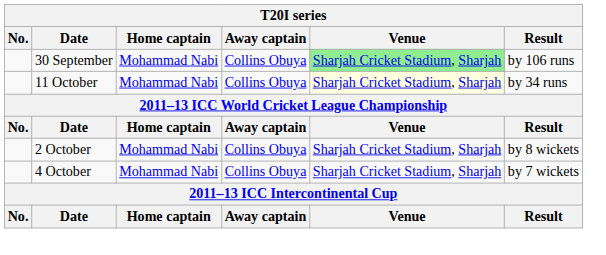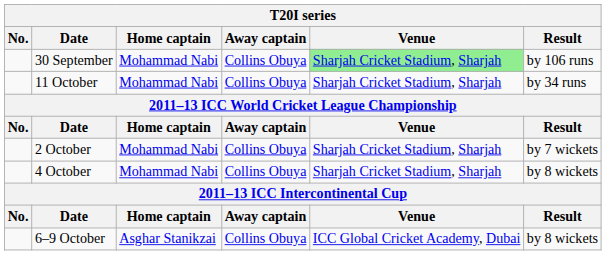(407, 82) lightyellow background -> (407, 82) no background
(543, 149) by 8 wickets -> (562, 149) by 7 wickets
(543, 171) by 7 wickets -> (562, 171) by 8 wickets
+ row: (70, 238)
